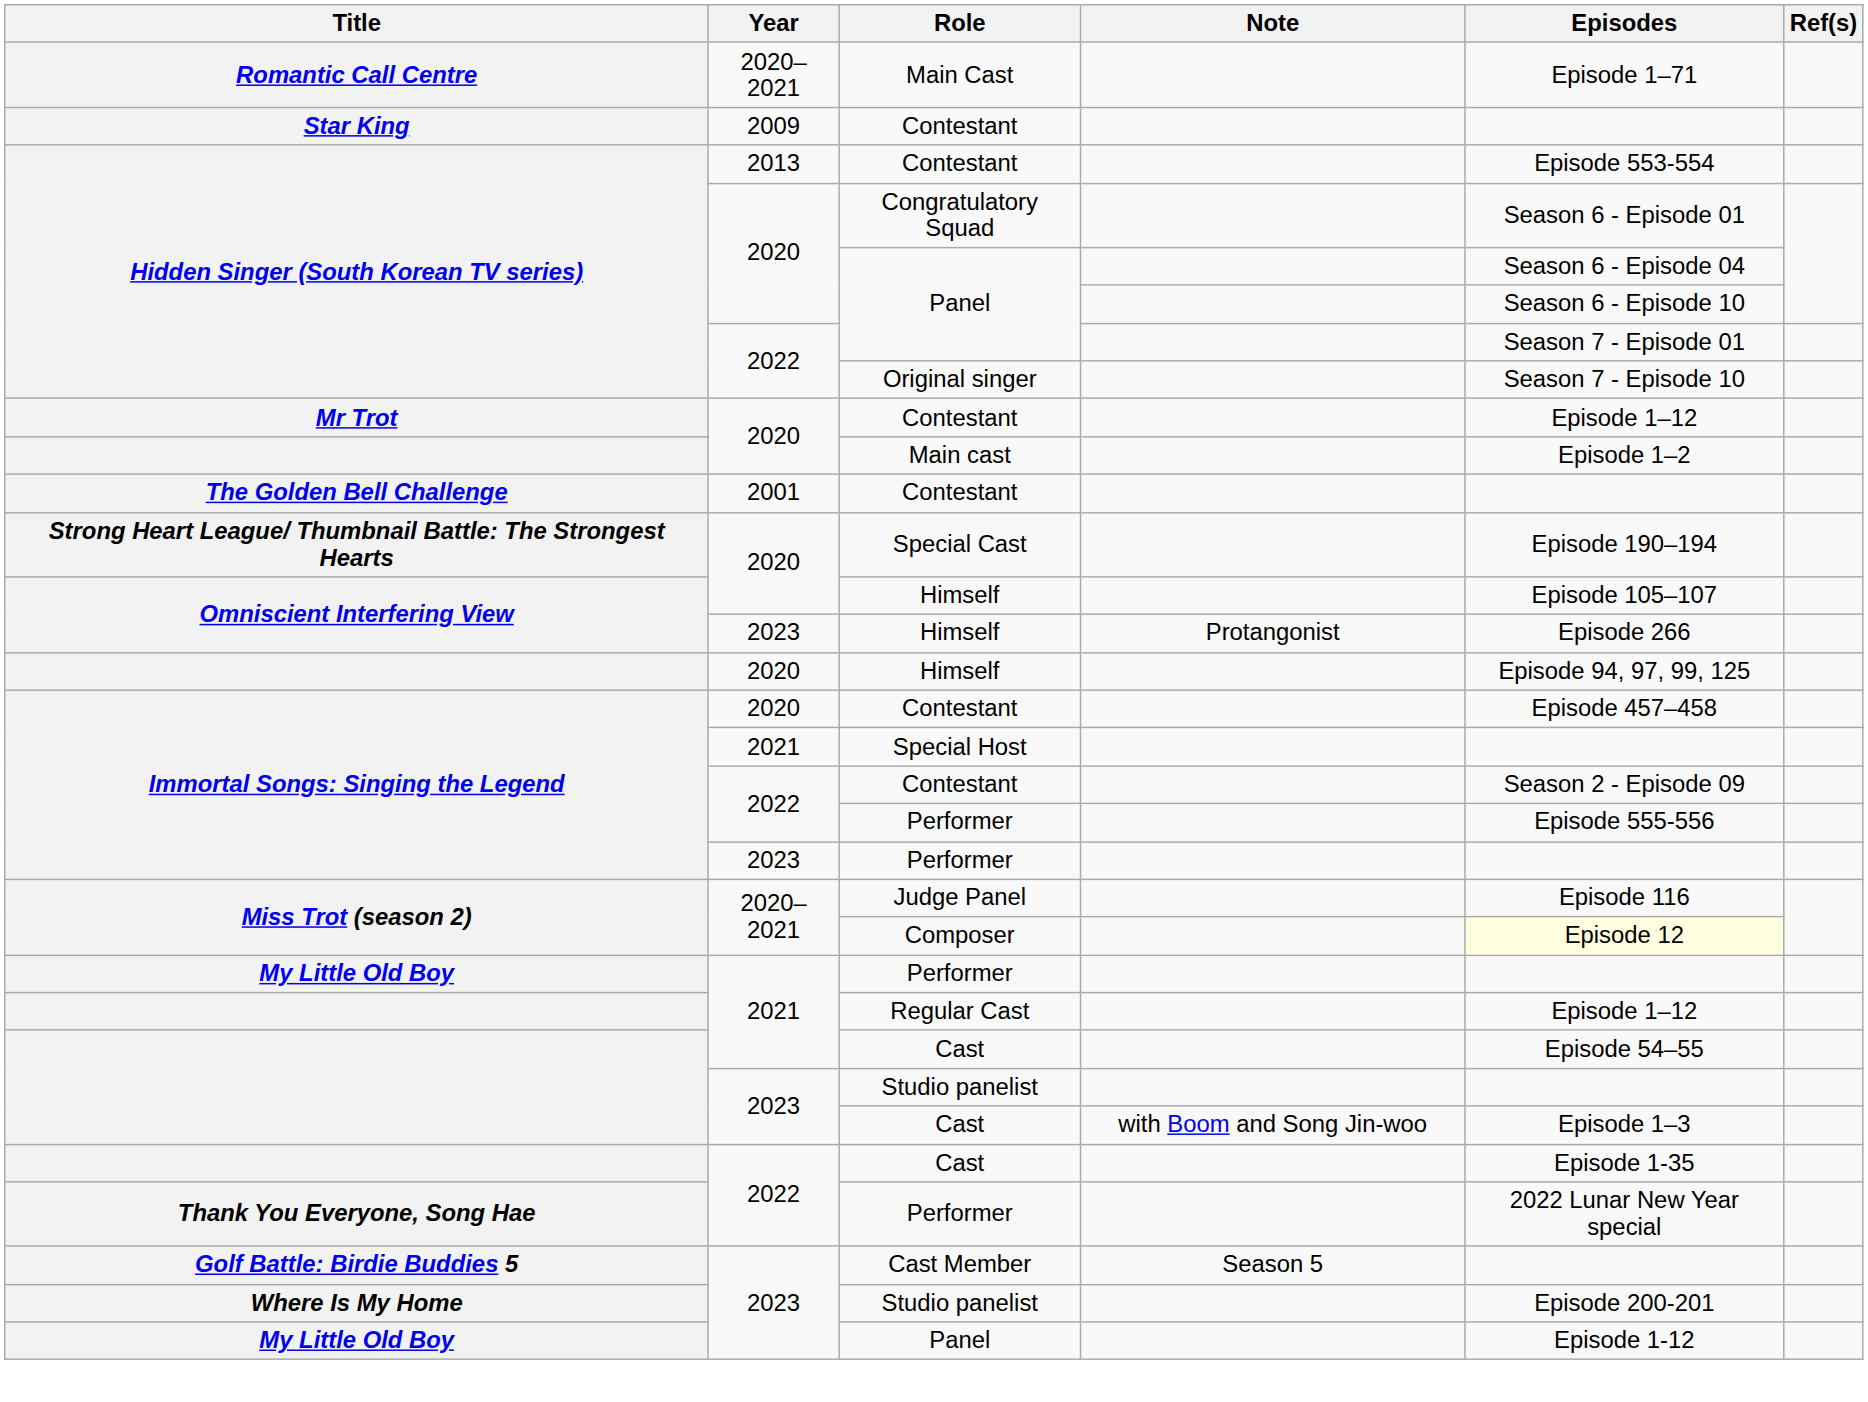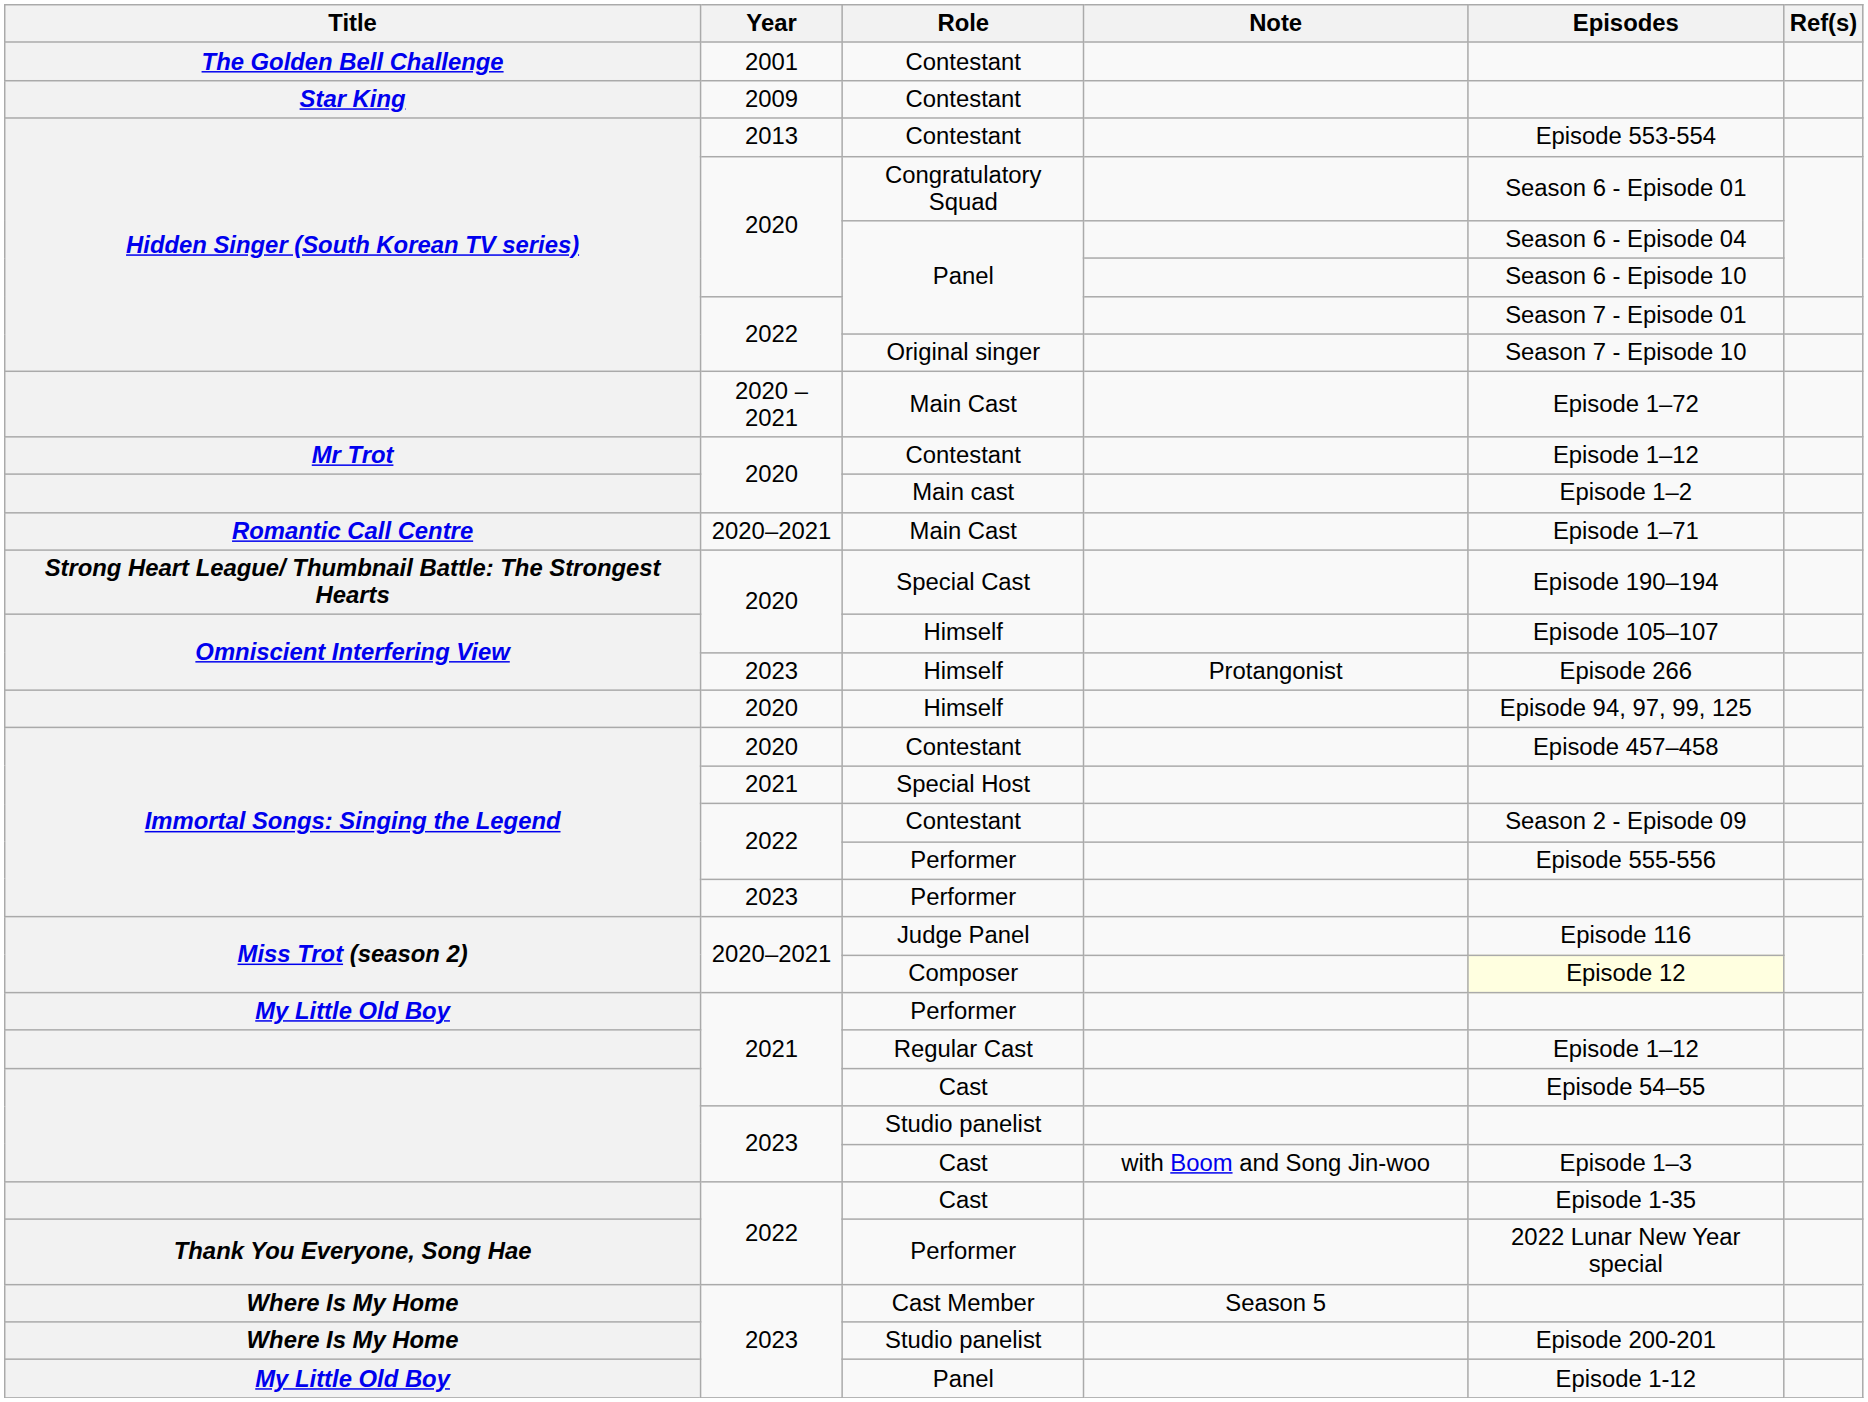rows swapped: (774, 492) <-> (774, 74)
+ row: (772, 403)
(357, 1264) Golf Battle: Birdie Buddies 5 -> (353, 1302) Where Is My Home
